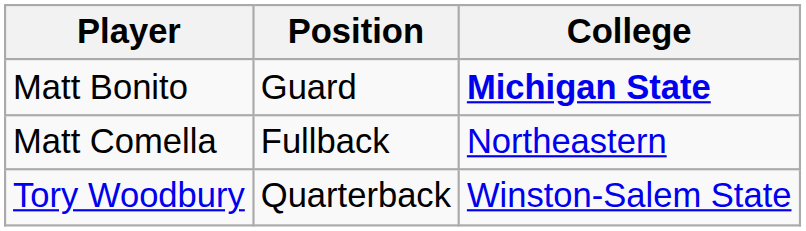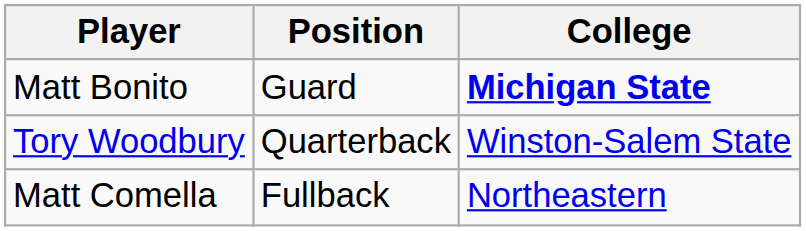rows swapped: (115, 141) <-> (129, 196)
